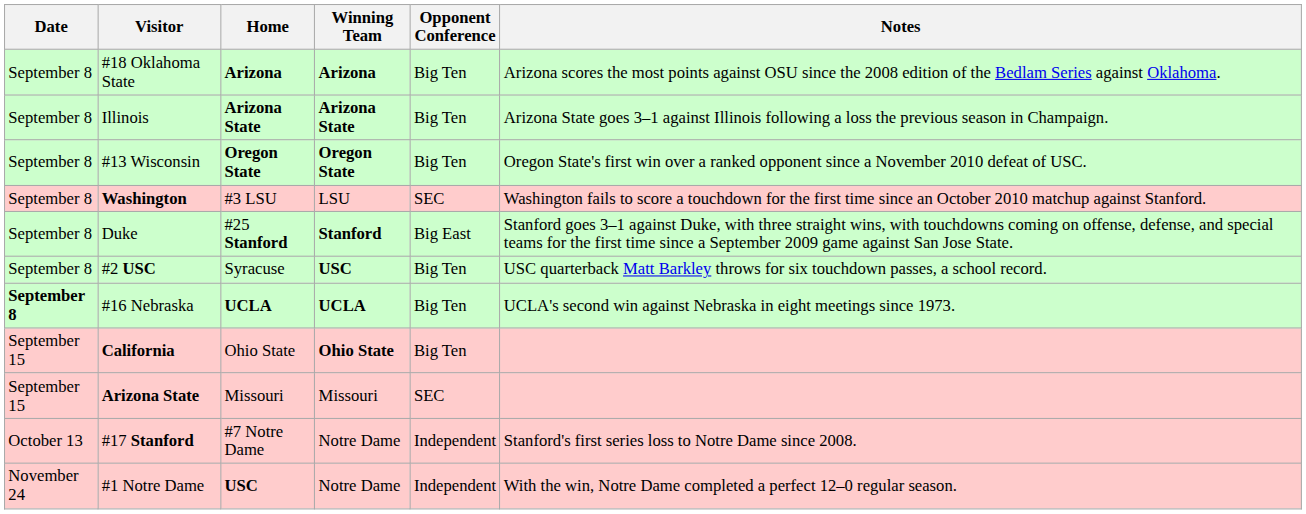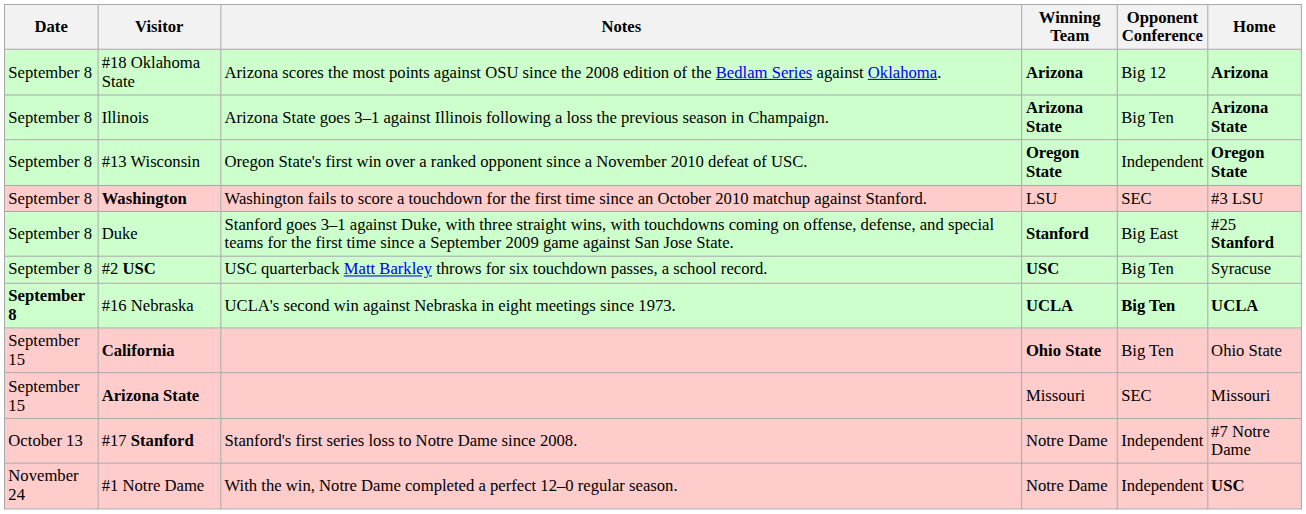columns swapped: (268, 27) <-> (901, 27)
(440, 72) Big Ten -> (1144, 72) Big 12
(440, 162) Big Ten -> (1162, 162) Independent
(440, 305) normal -> (1148, 305) bold
